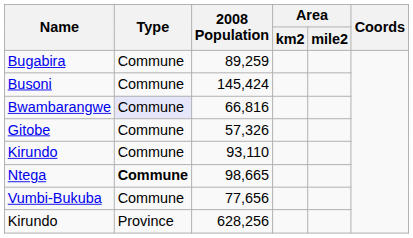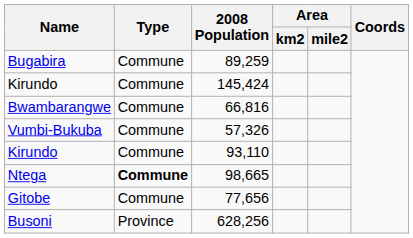(30, 84) Busoni -> (33, 84) Kirundo
(151, 107) lavender background -> (151, 107) no background
(29, 130) Gitobe -> (55, 130) Vumbi-Bukuba
(55, 198) Vumbi-Bukuba -> (29, 198) Gitobe
(33, 221) Kirundo -> (30, 221) Busoni
